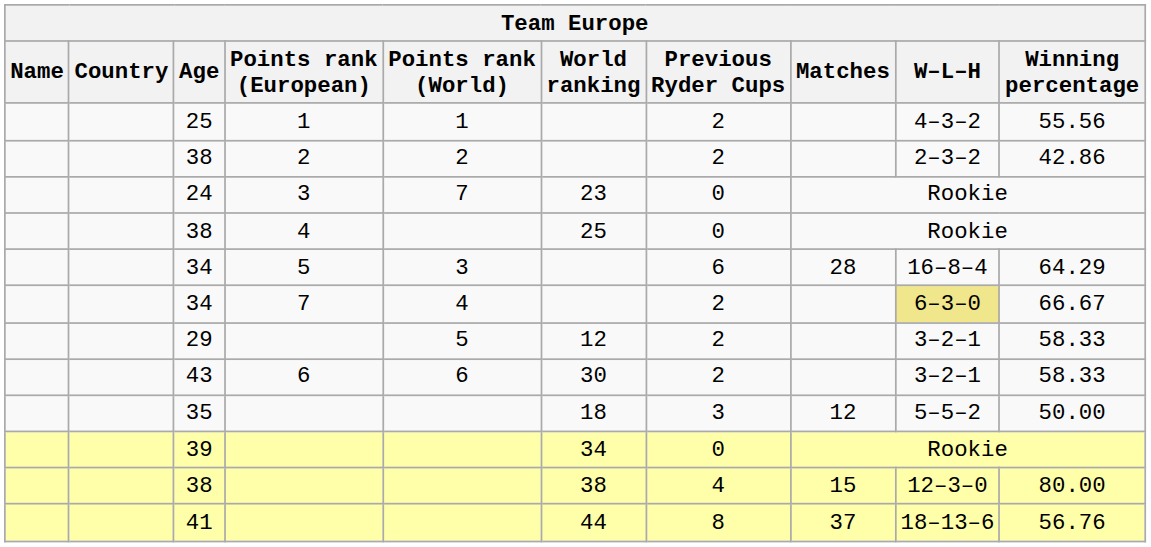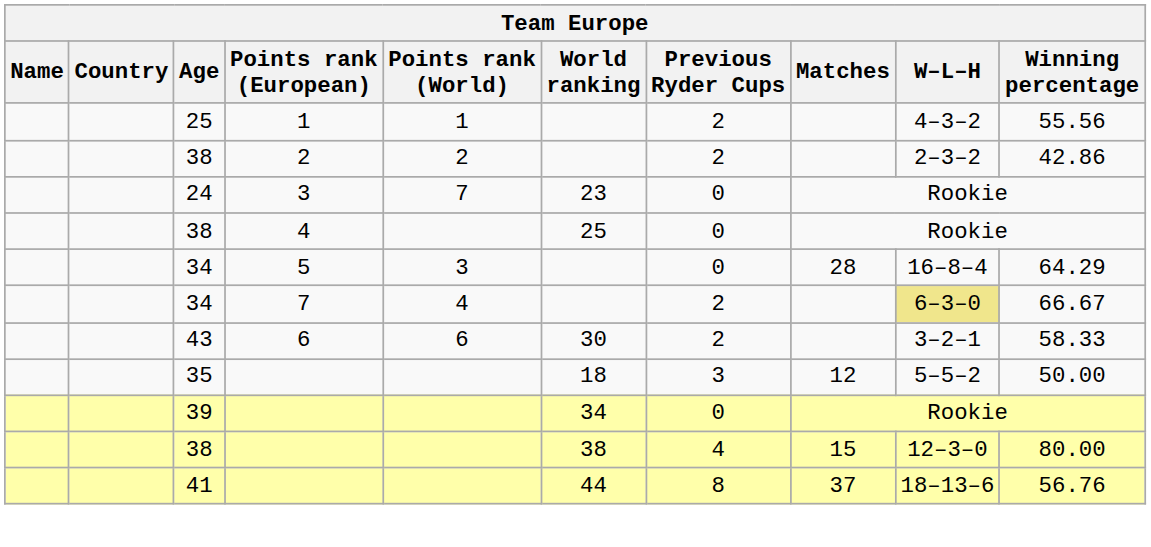(718, 268) 6 -> (718, 268) 0
- row: (199, 340)
